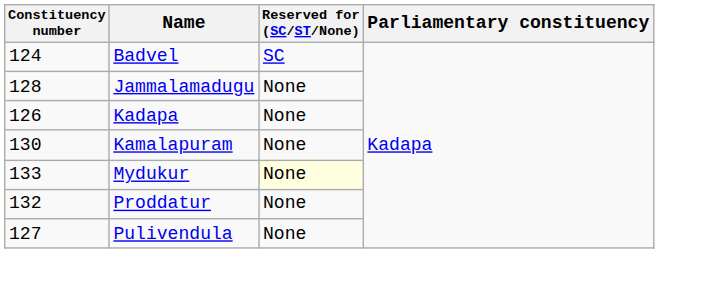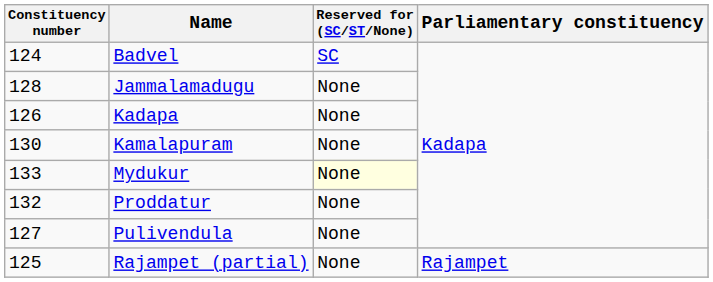+ row: (211, 263)
